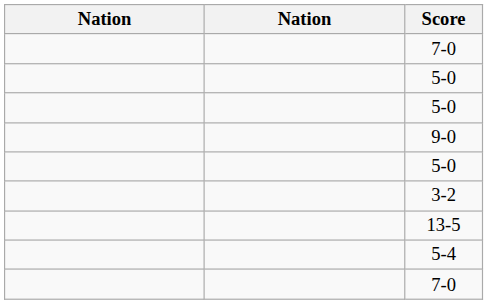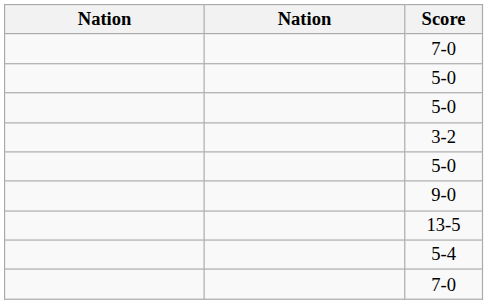rows swapped: (105, 137) <-> (105, 196)
